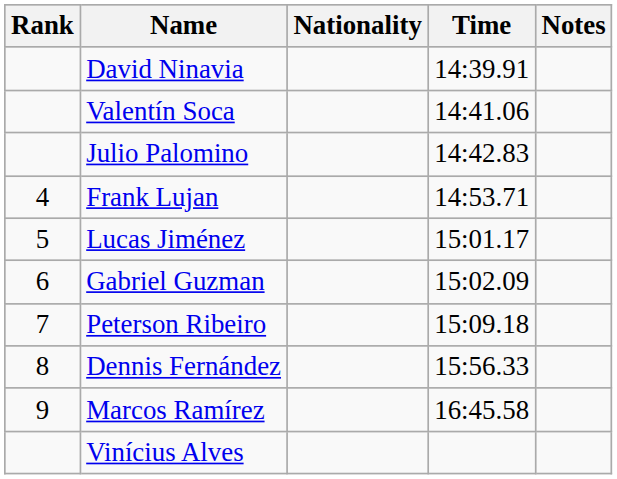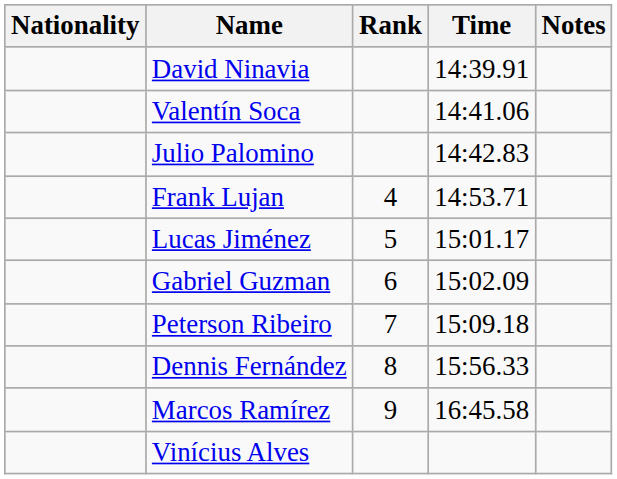columns swapped: (42, 25) <-> (358, 25)
